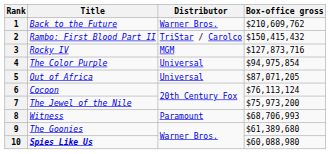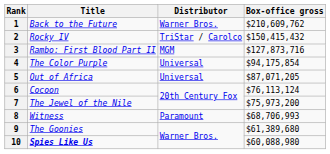(93, 37) Rambo: First Blood Part II -> (49, 37) Rocky IV
(49, 50) Rocky IV -> (93, 50) Rambo: First Blood Part II
(273, 63) $94,975,854 -> (273, 63) $94,175,854
